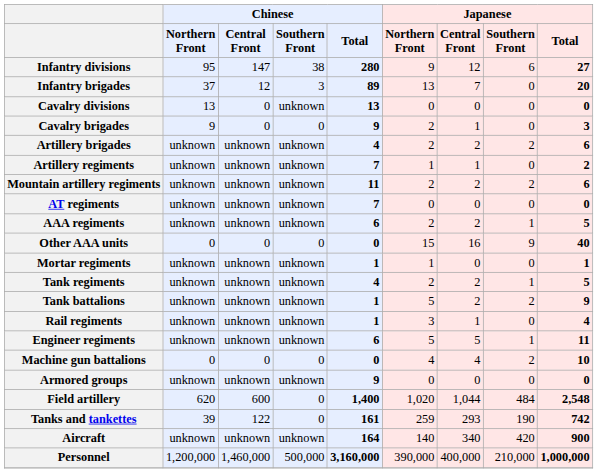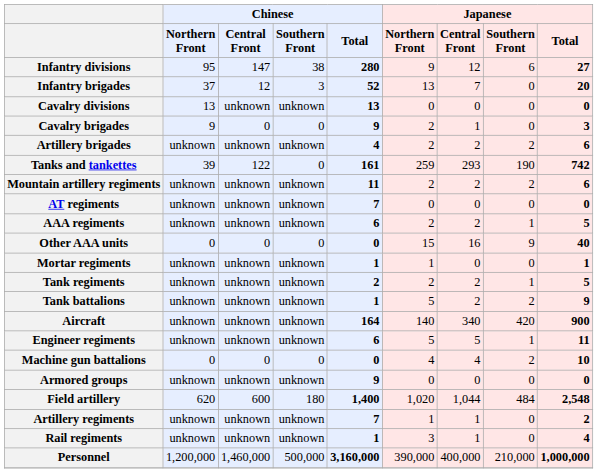(373, 86) 89 -> (373, 86) 52
(267, 106) 0 -> (247, 106) unknown
rows swapped: (84, 164) <-> (84, 418)
(376, 282) 4 -> (376, 282) 2
rows swapped: (84, 321) <-> (84, 438)
(321, 399) 0 -> (315, 399) 180
